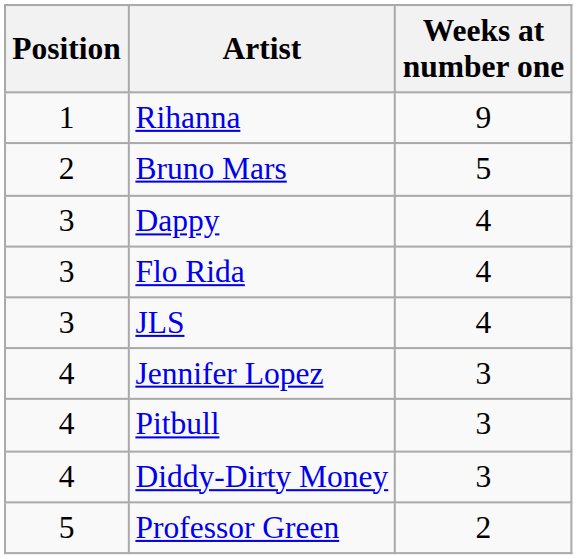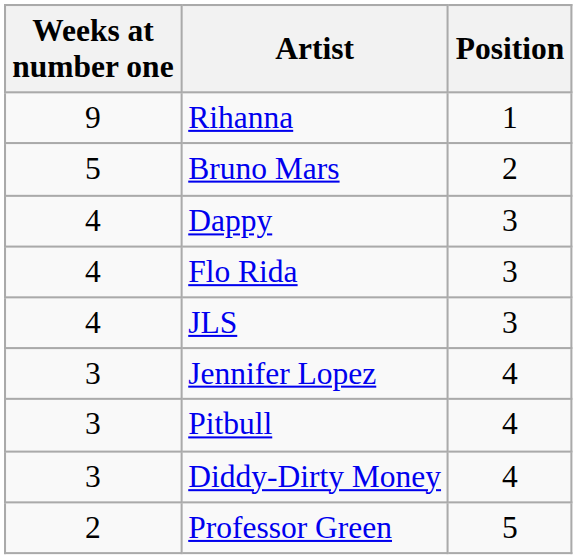columns swapped: (67, 47) <-> (483, 47)
